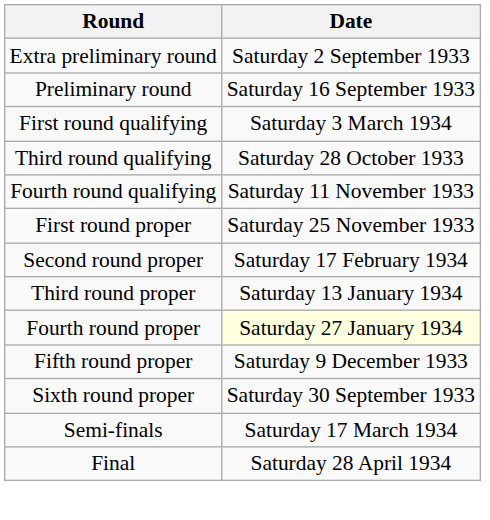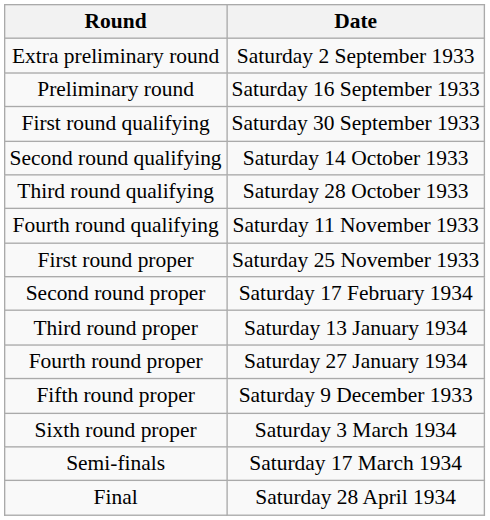(351, 123) Saturday 3 March 1934 -> (356, 123) Saturday 30 September 1933
+ row: (116, 157)
(351, 327) lightyellow background -> (356, 361) no background
(351, 395) Saturday 30 September 1933 -> (356, 429) Saturday 3 March 1934
